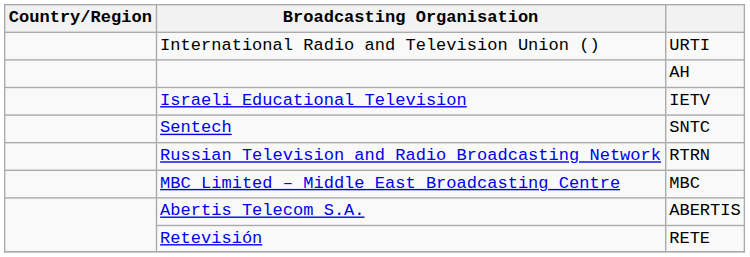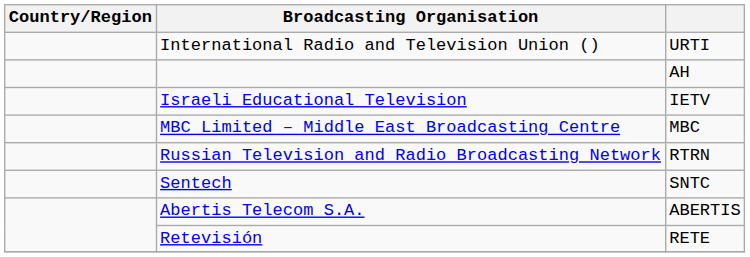rows swapped: (390, 184) <-> (196, 129)
